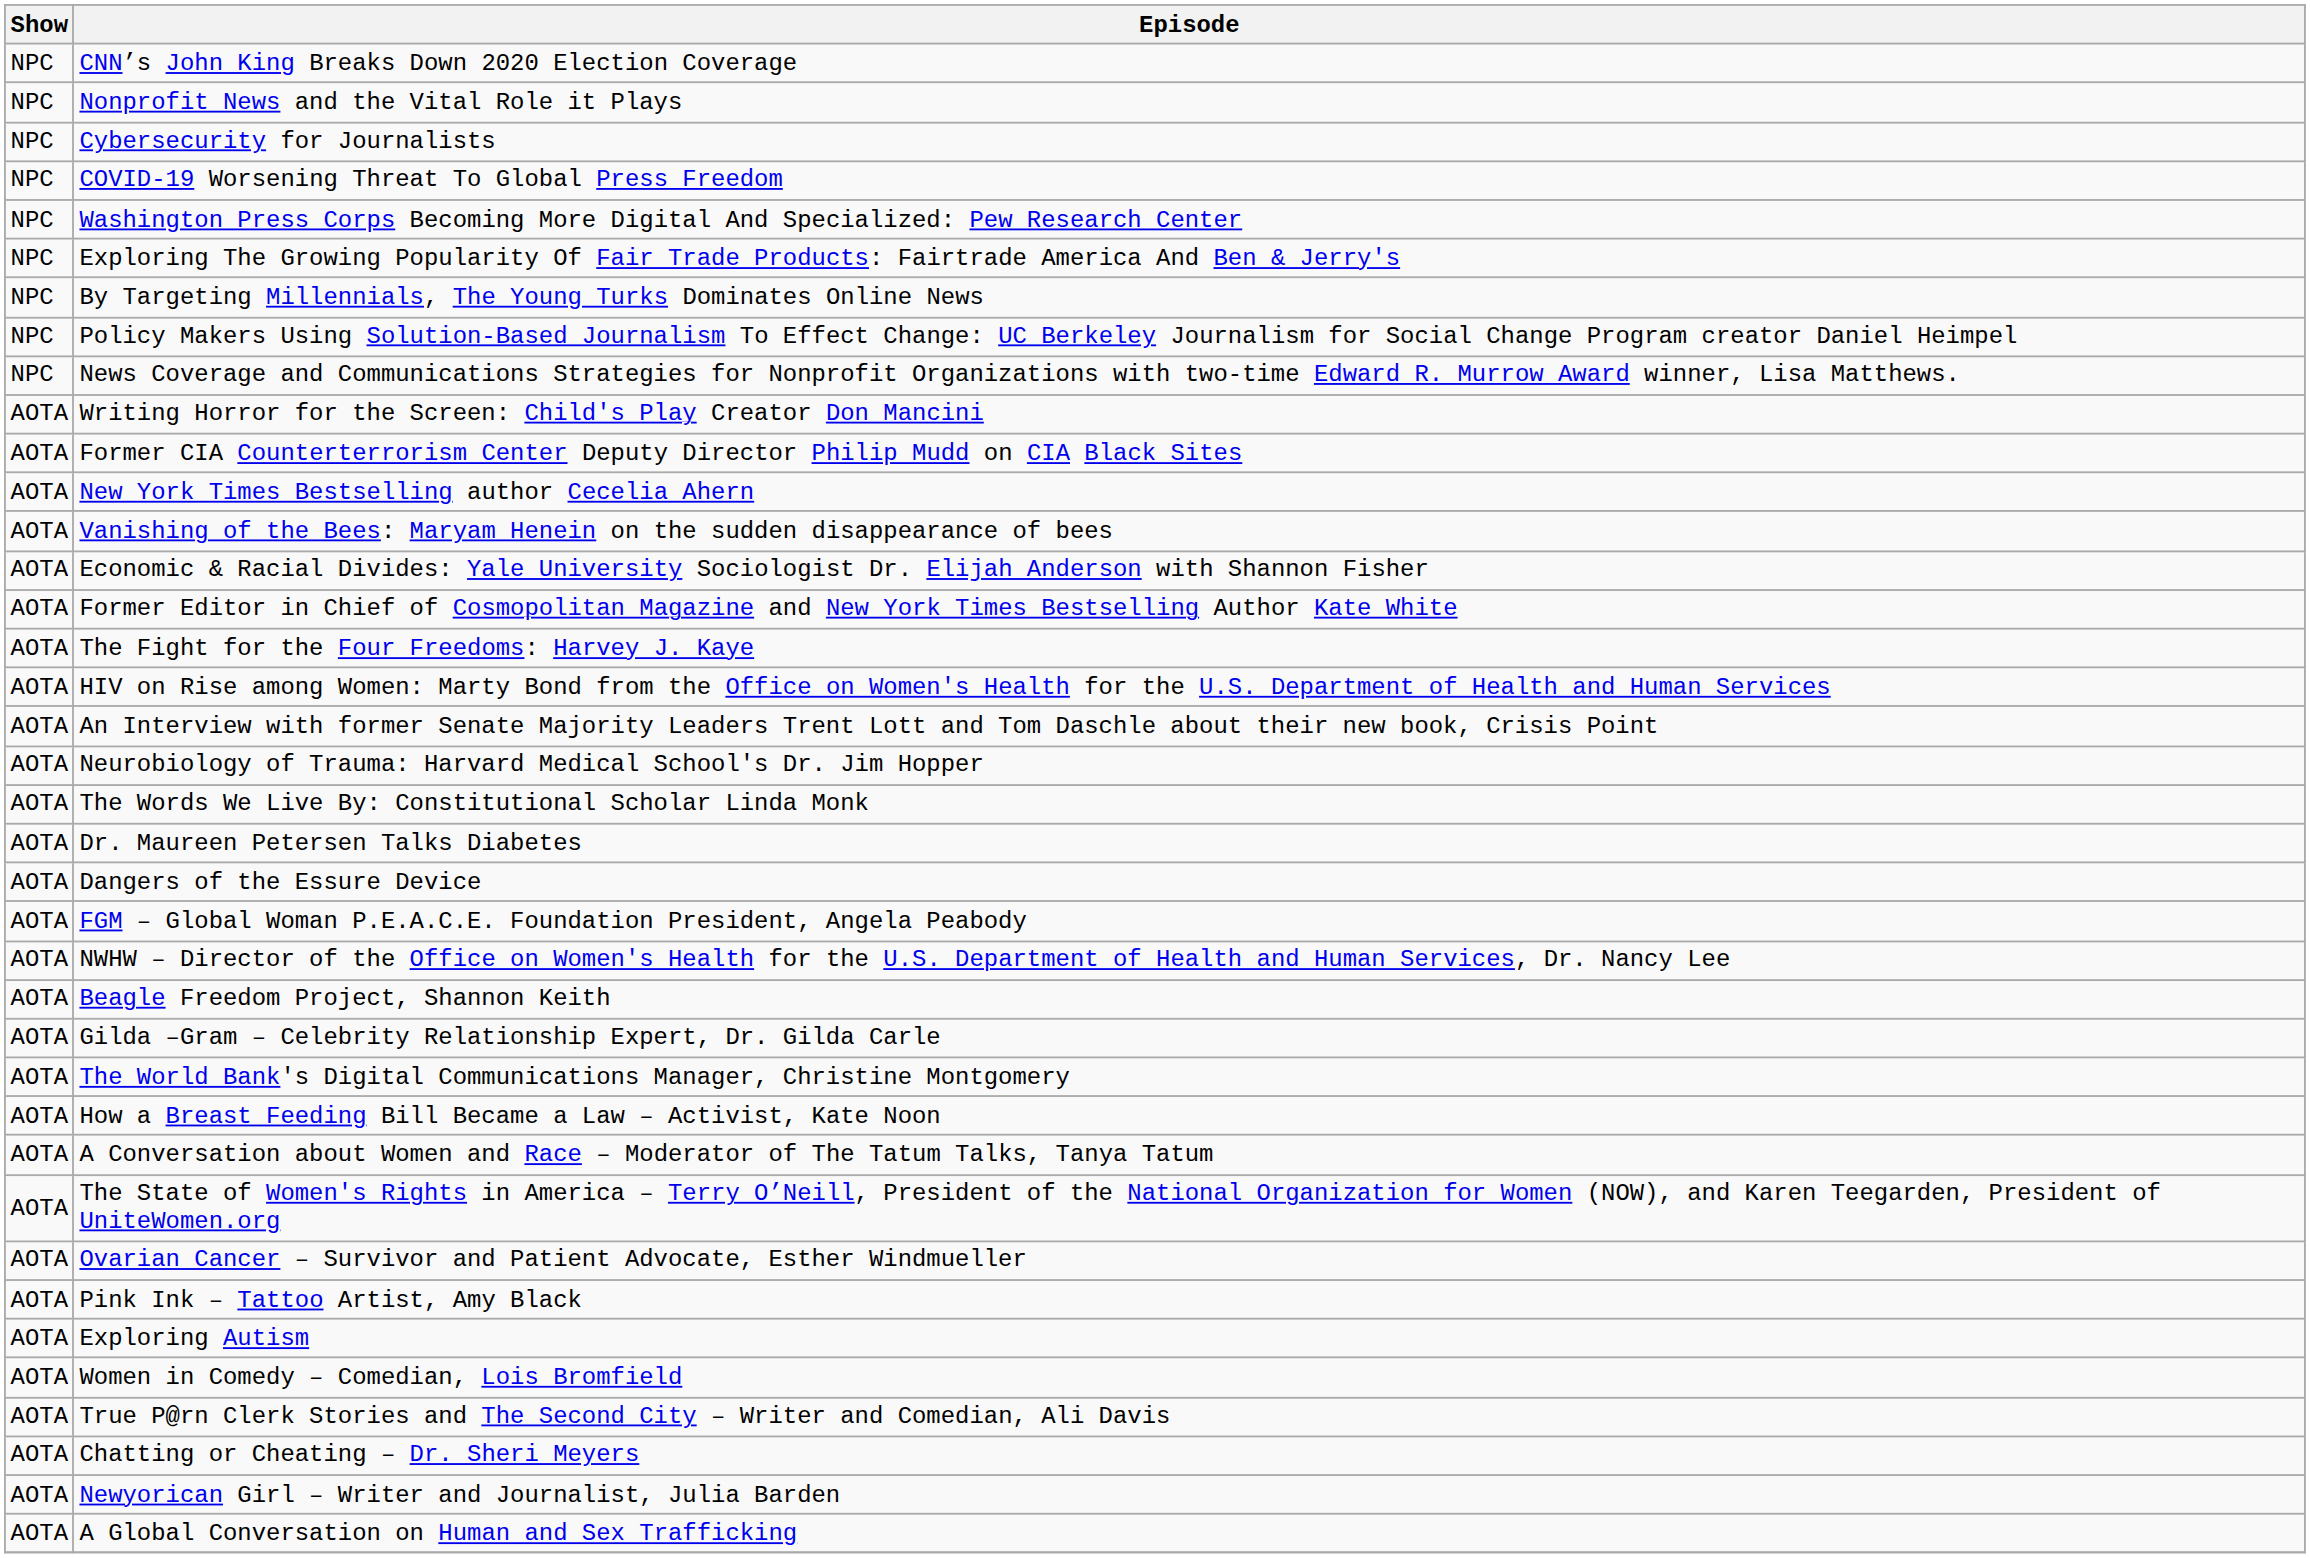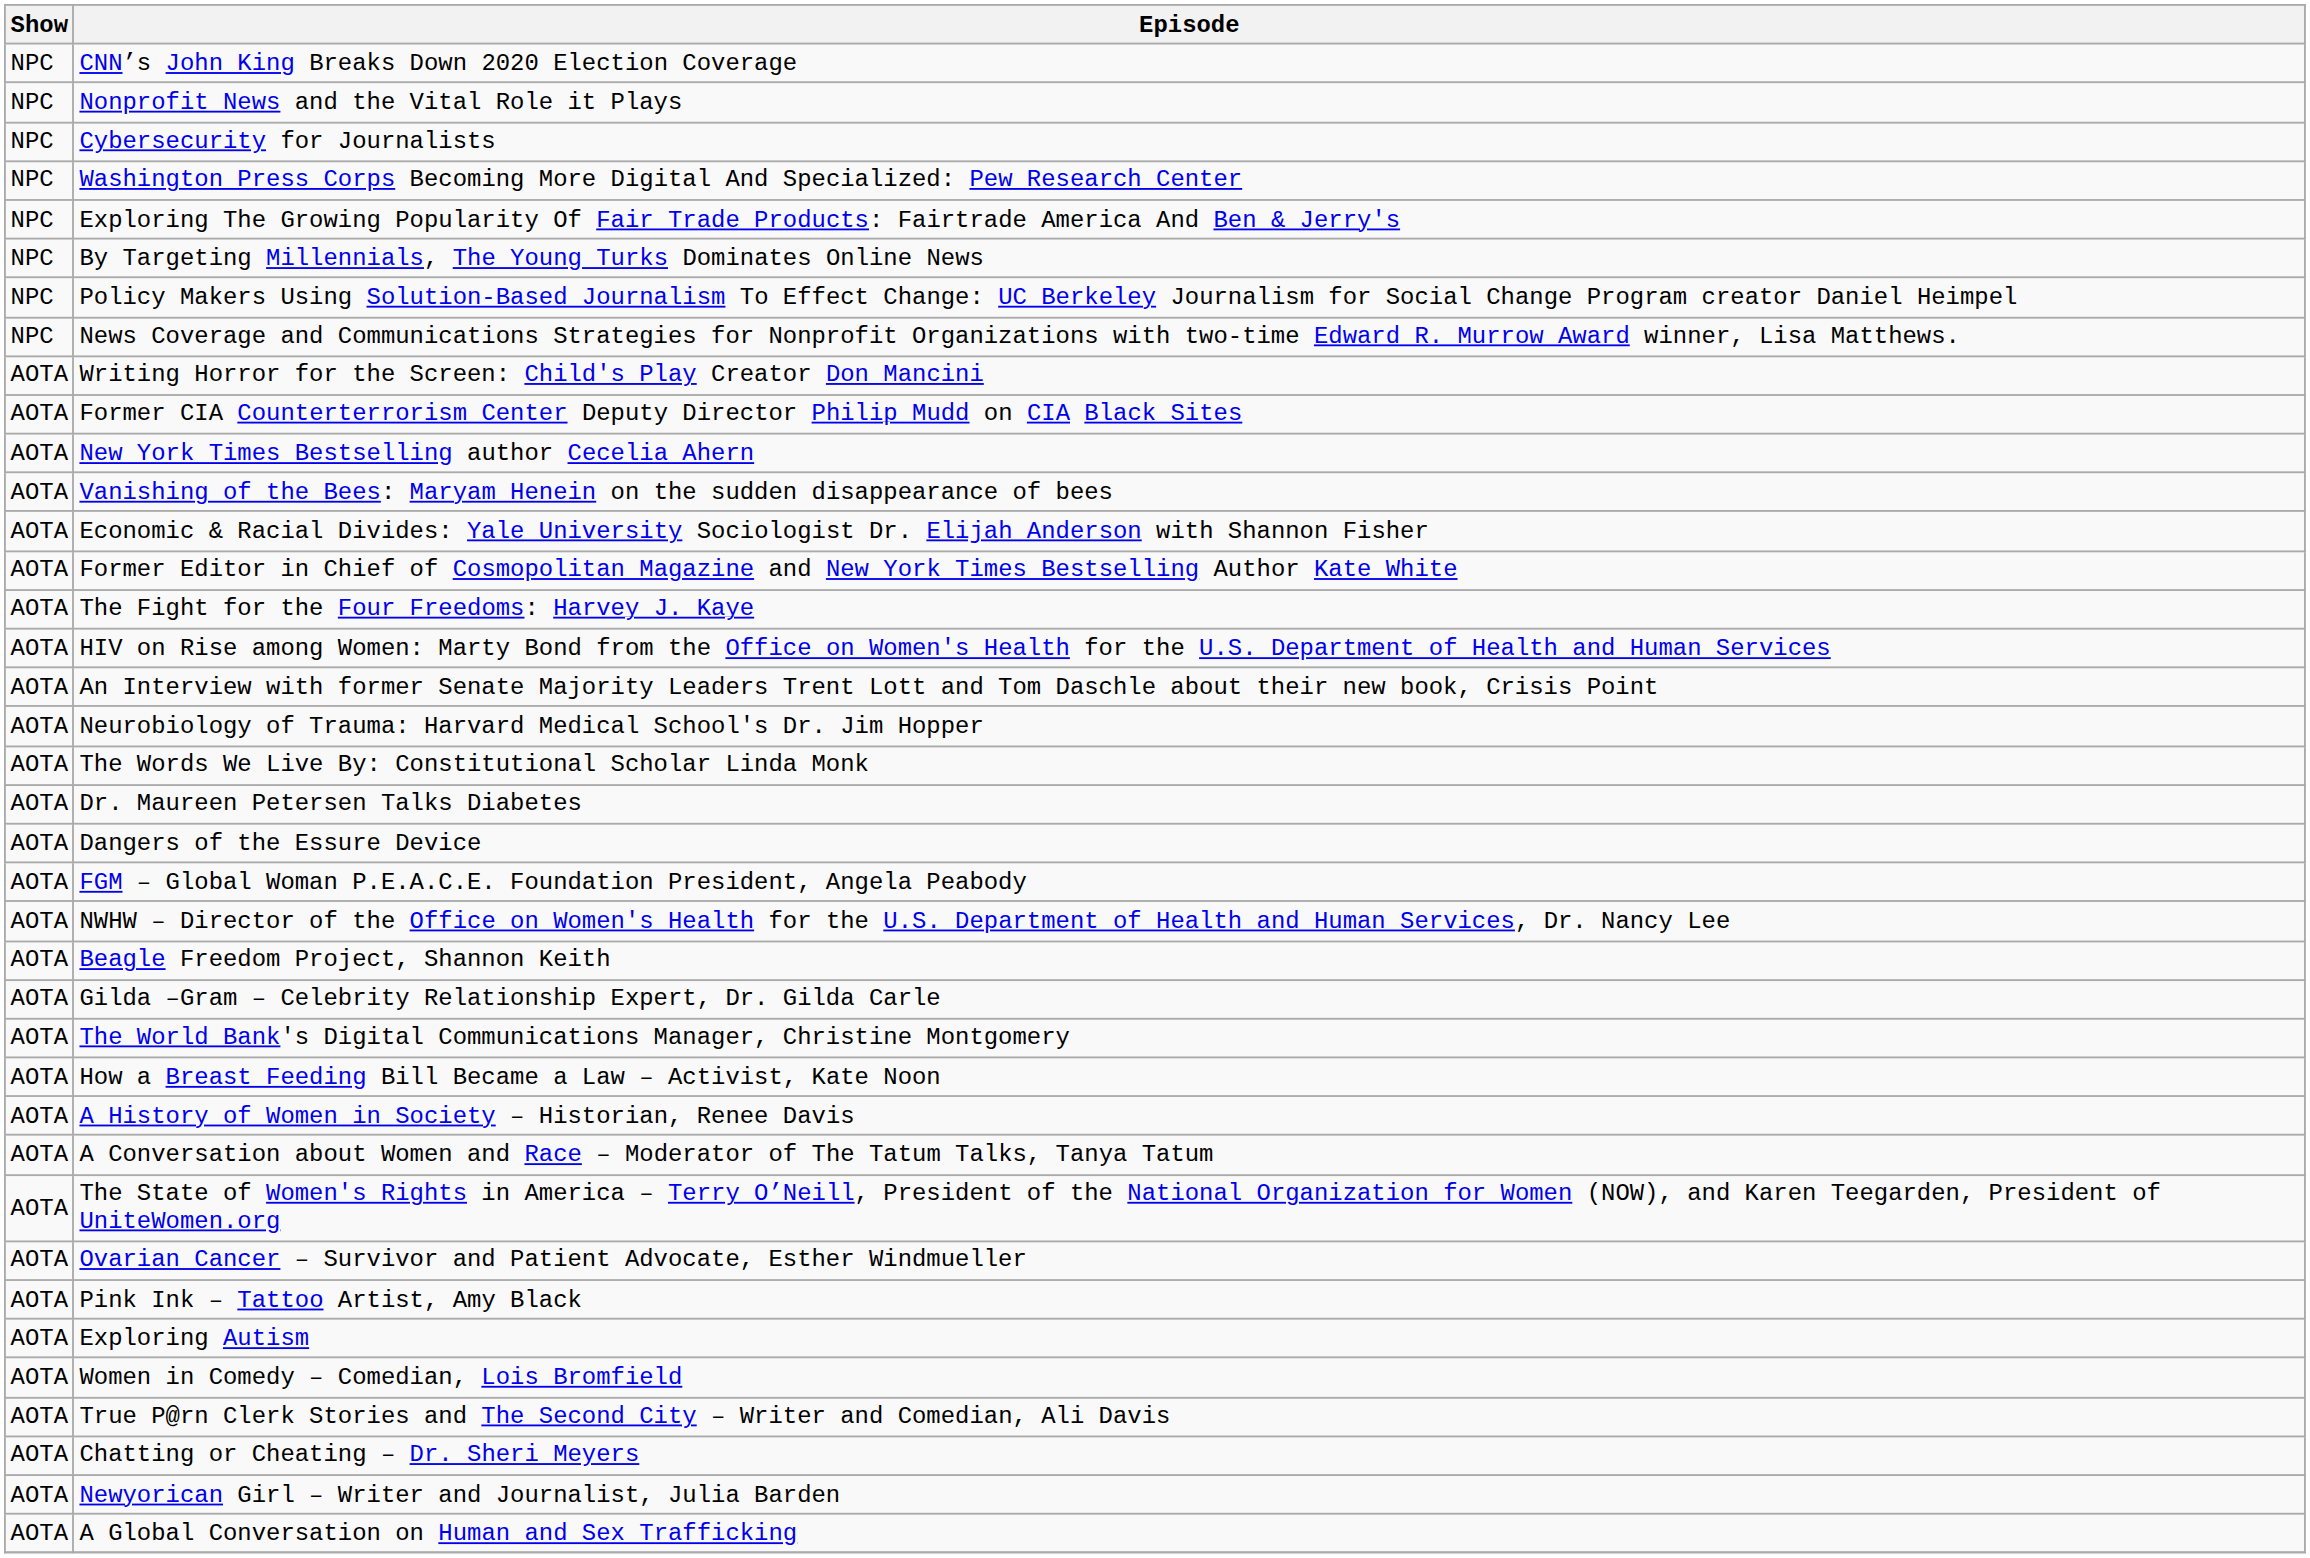- row: (431, 180)
+ row: (467, 1116)
